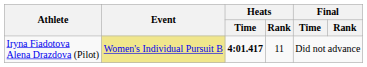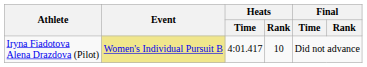(245, 49) bold -> (245, 49) normal
(279, 49) 11 -> (279, 49) 10
